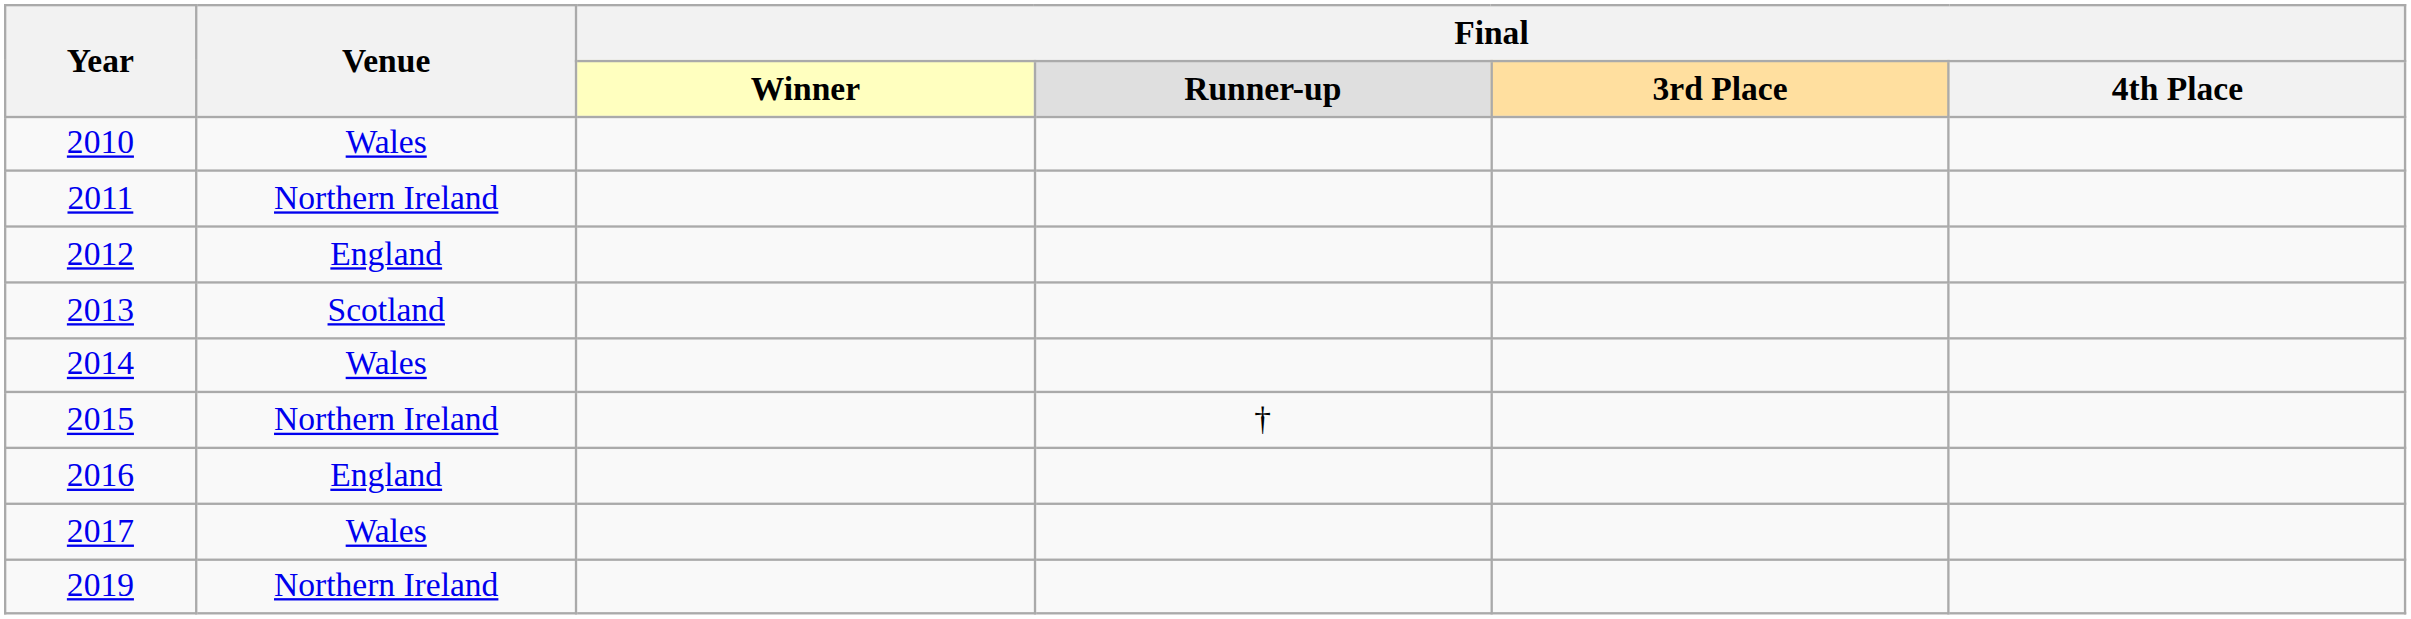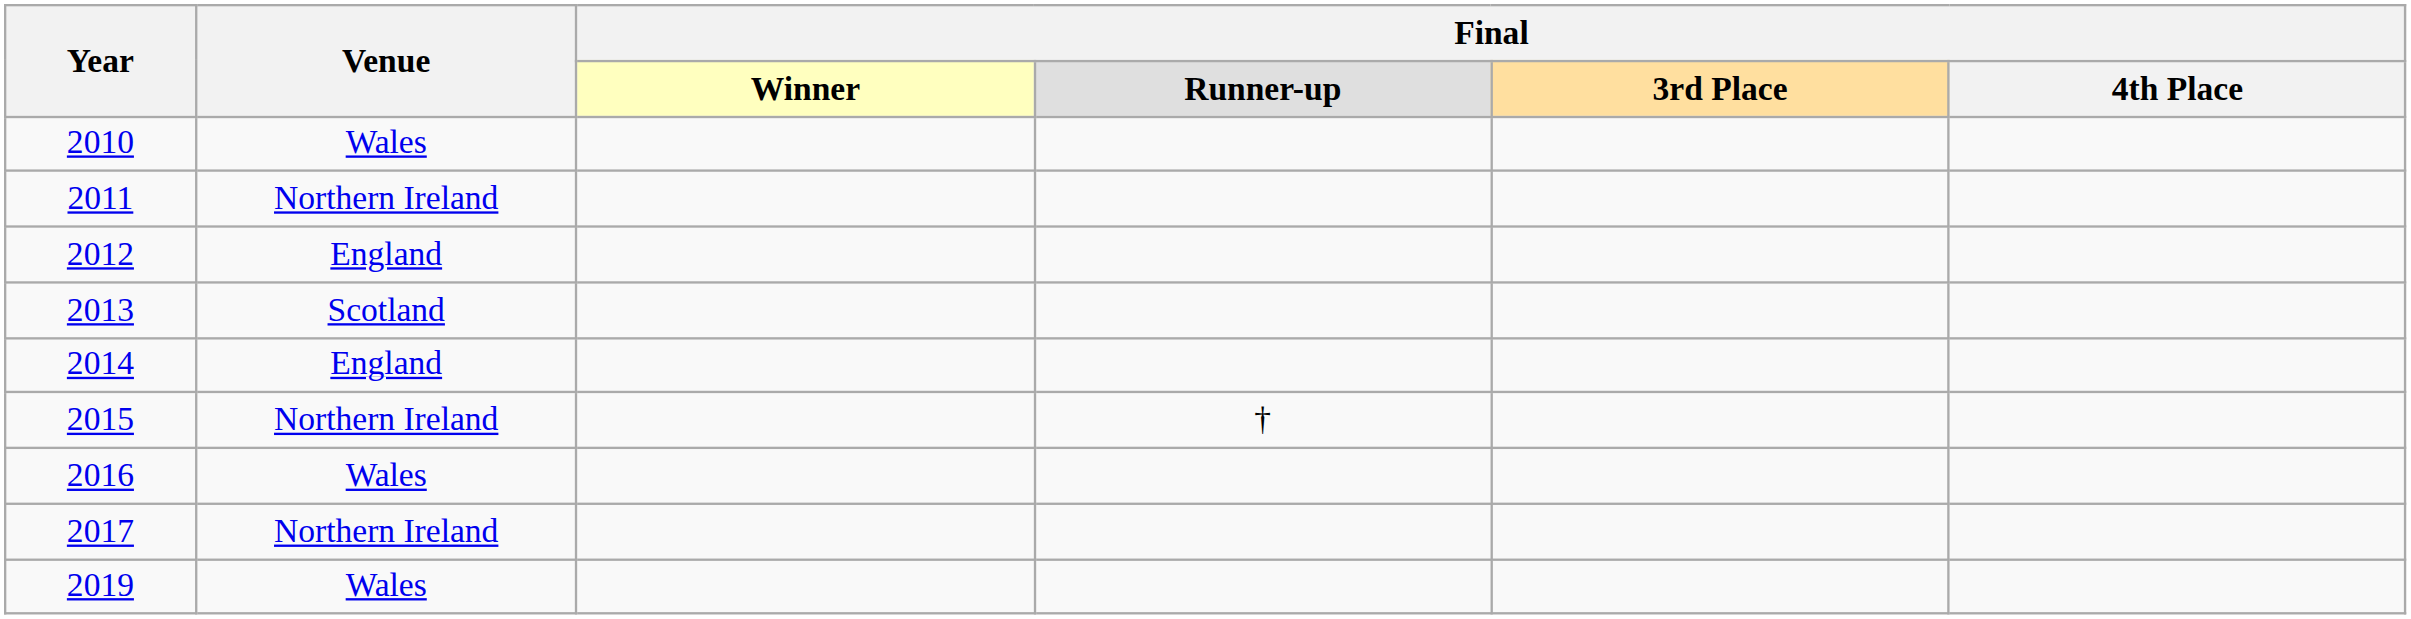(386, 364) Wales -> (386, 364) England
(386, 475) England -> (386, 475) Wales
(386, 530) Wales -> (386, 530) Northern Ireland
(386, 585) Northern Ireland -> (386, 585) Wales
